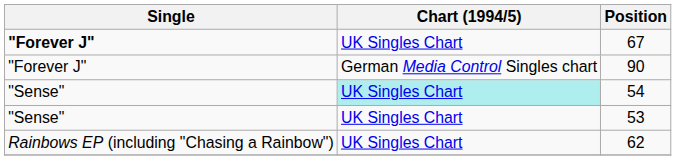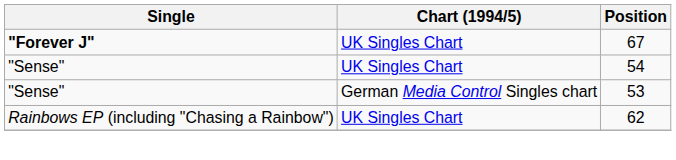- row: (636, 67)
(402, 92) paleturquoise background -> (402, 67) no background
(402, 117) UK Singles Chart -> (469, 92) German Media Control Singles chart
